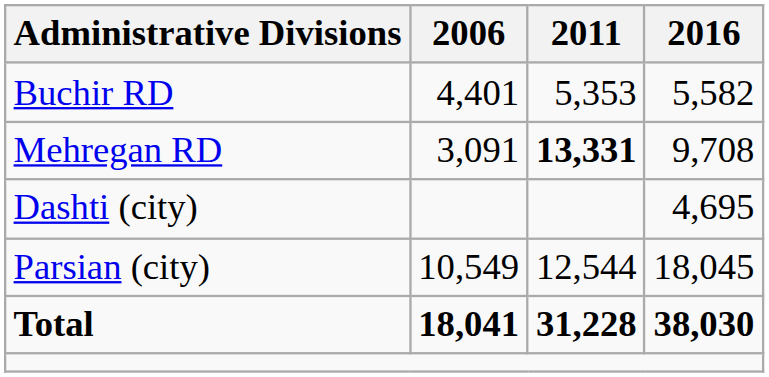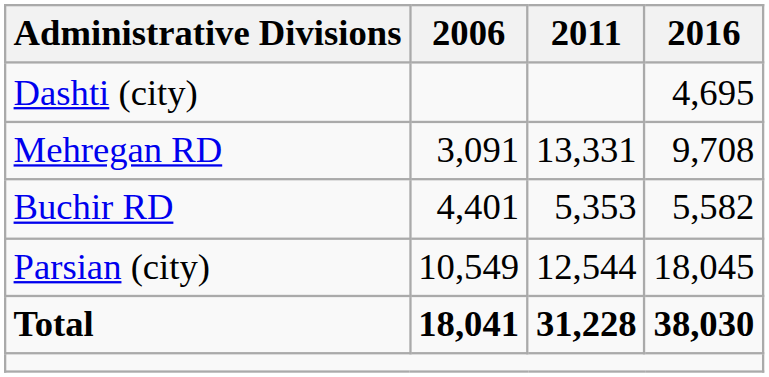rows swapped: (93, 91) <-> (106, 207)
(586, 149) bold -> (586, 149) normal
